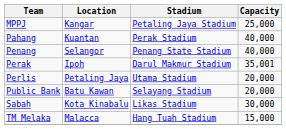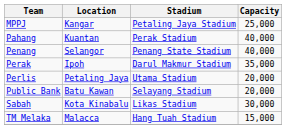(260, 64) 35,001 -> (260, 64) 35,000
